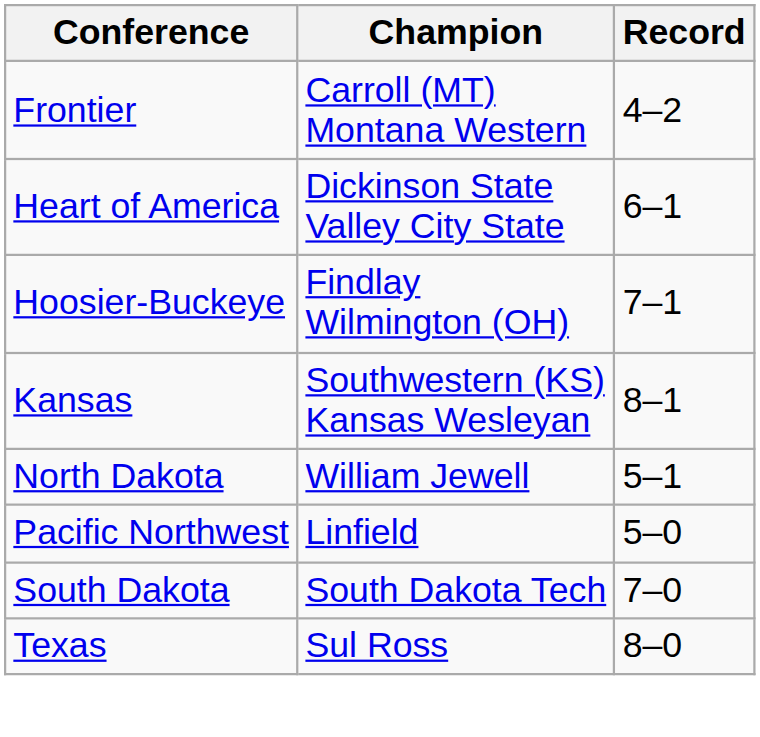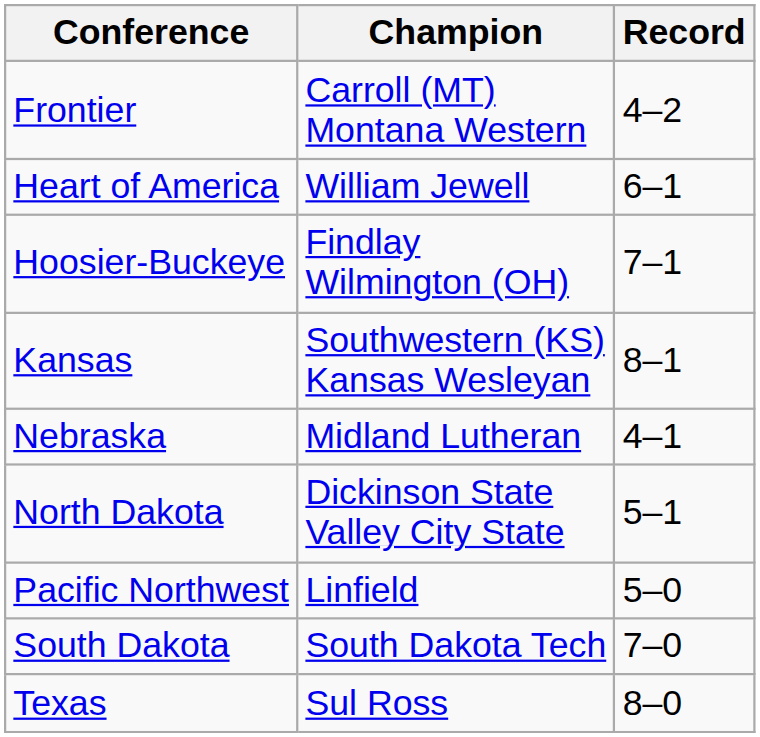(435, 206) Dickinson State Valley City State -> (417, 186) William Jewell
+ row: (90, 436)
(417, 476) William Jewell -> (435, 512) Dickinson State Valley City State
